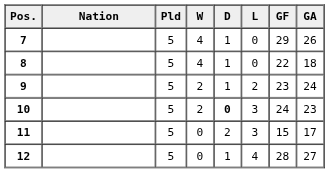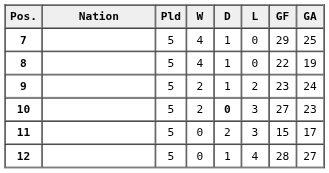(310, 40) 26 -> (310, 40) 25
(310, 63) 18 -> (310, 63) 19
(282, 109) 24 -> (282, 109) 27
